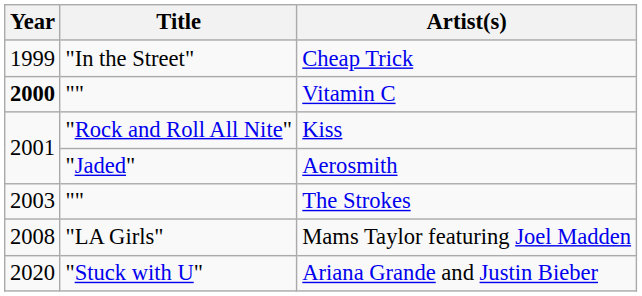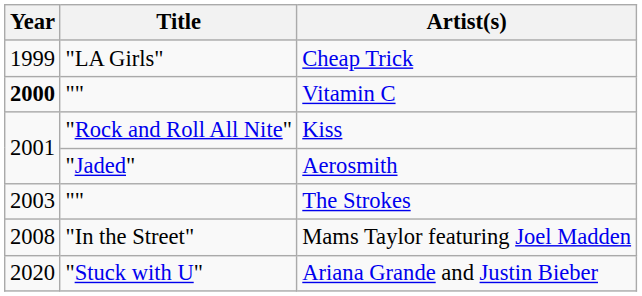(130, 58) "In the Street" -> (114, 58) "LA Girls"
(114, 237) "LA Girls" -> (130, 237) "In the Street"
